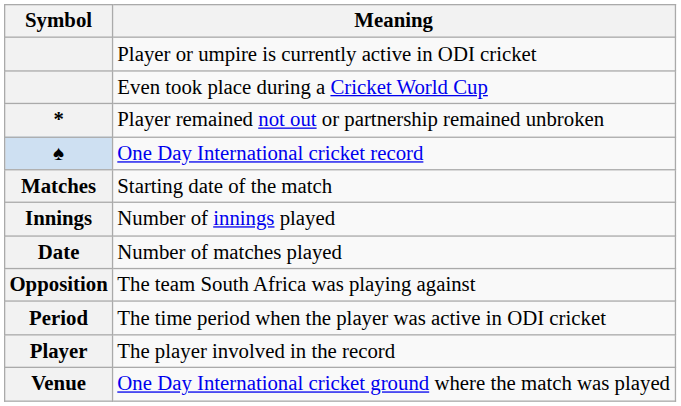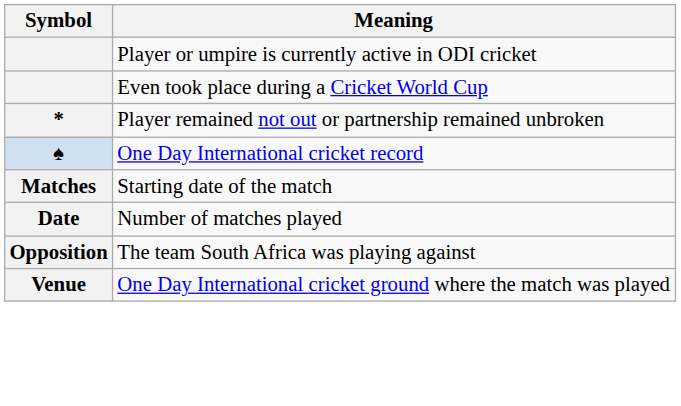- row: (226, 218)
- row: (362, 317)
- row: (256, 350)
